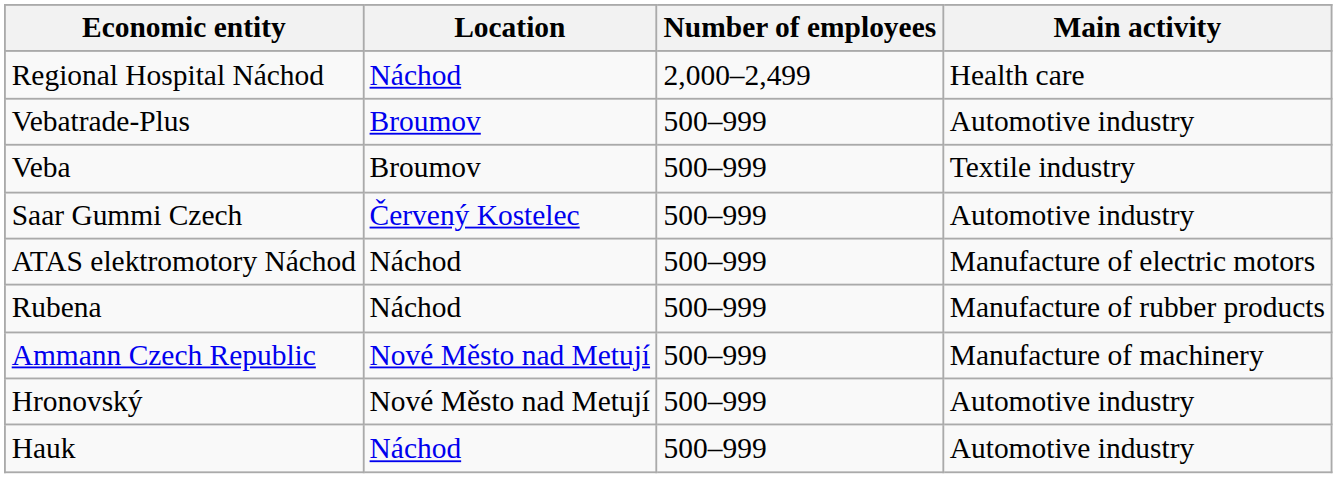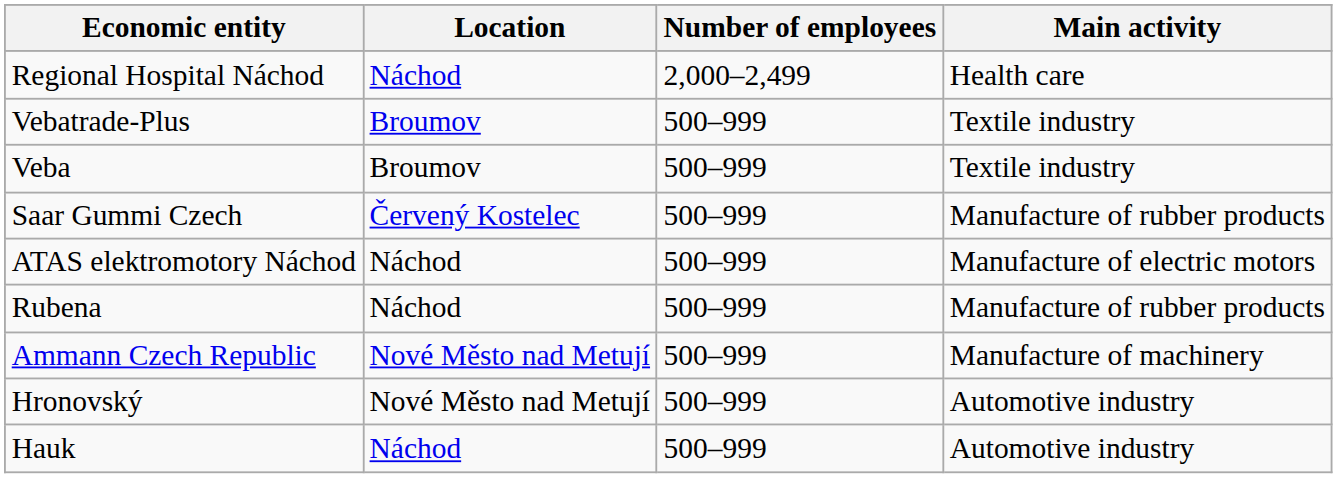(1072, 121) Automotive industry -> (1042, 121) Textile industry
(1072, 214) Automotive industry -> (1137, 214) Manufacture of rubber products
